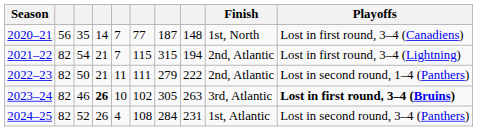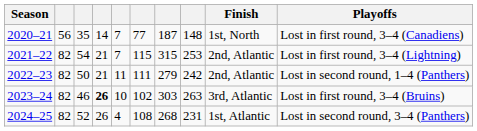(193, 55) 194 -> (193, 55) 253
(193, 75) 222 -> (193, 75) 242
(168, 95) 305 -> (168, 95) 303
(368, 95) bold -> (362, 95) normal
(168, 116) 284 -> (168, 116) 268
